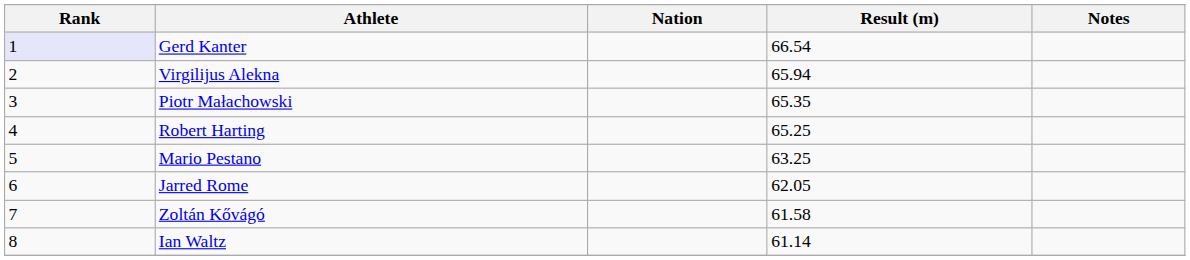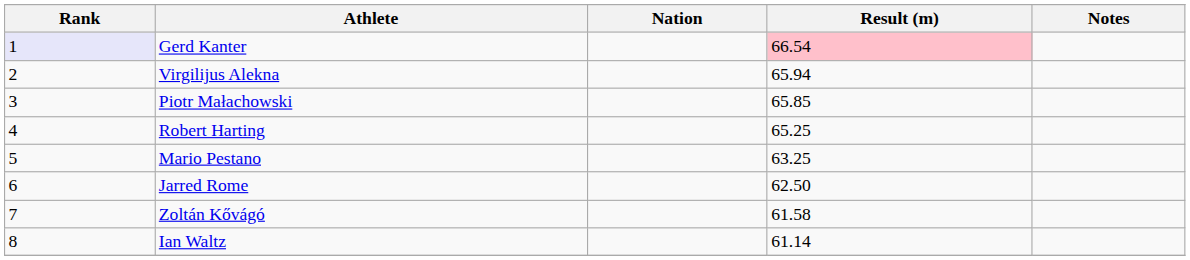(791, 46) no background -> (791, 46) pink background
(791, 102) 65.35 -> (791, 102) 65.85
(791, 185) 62.05 -> (791, 185) 62.50
